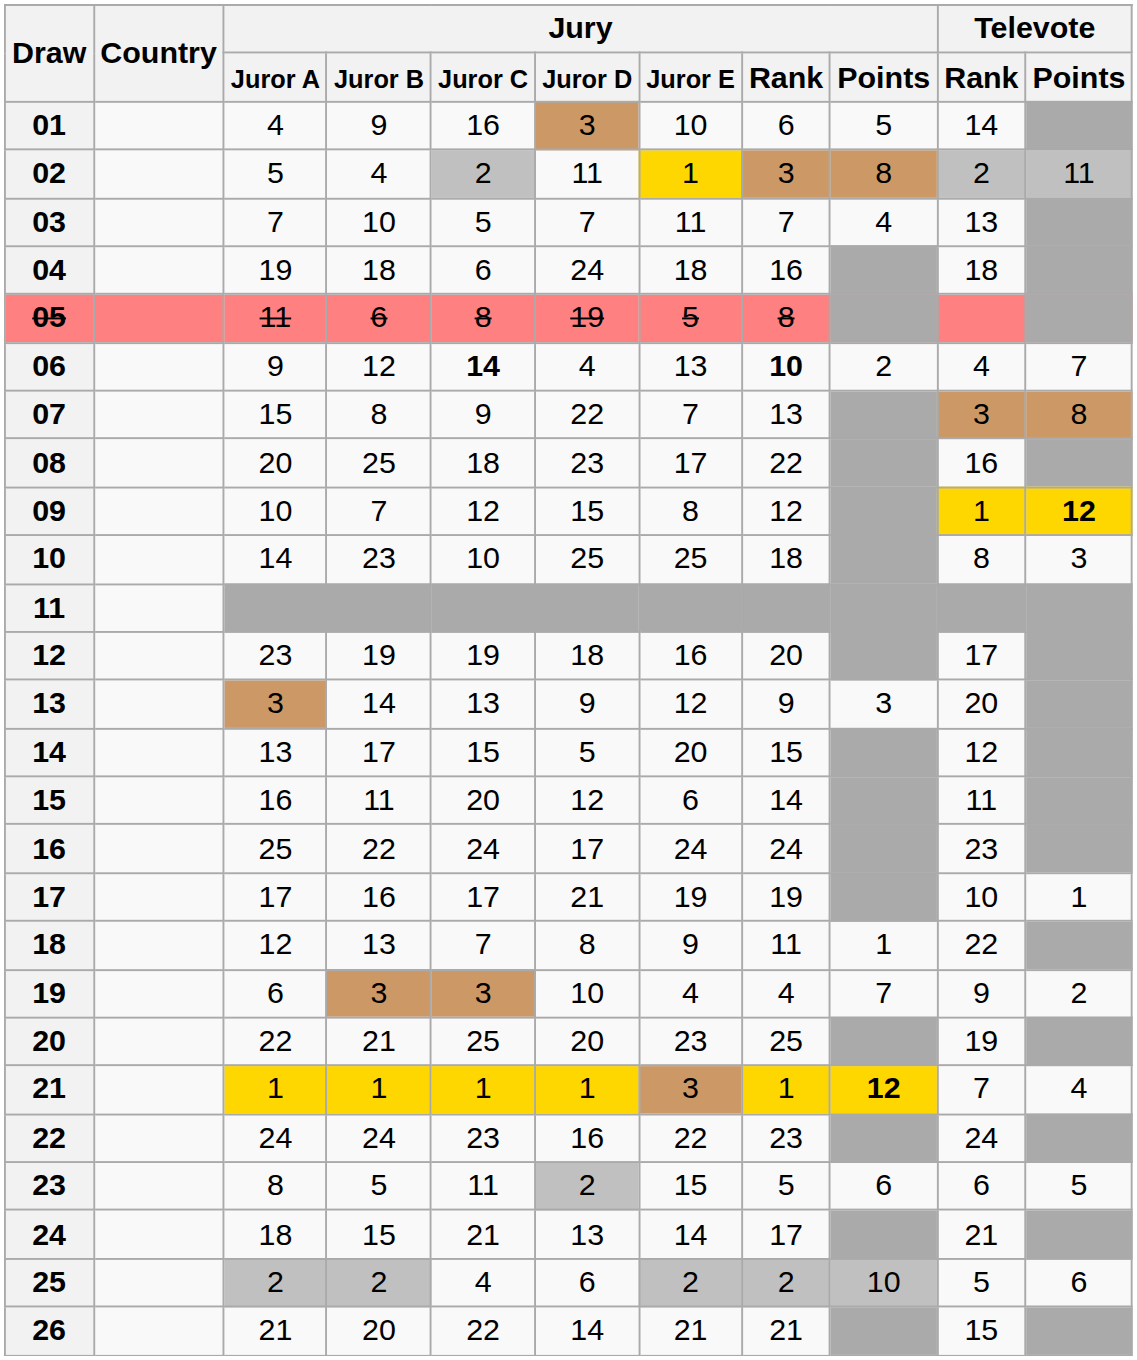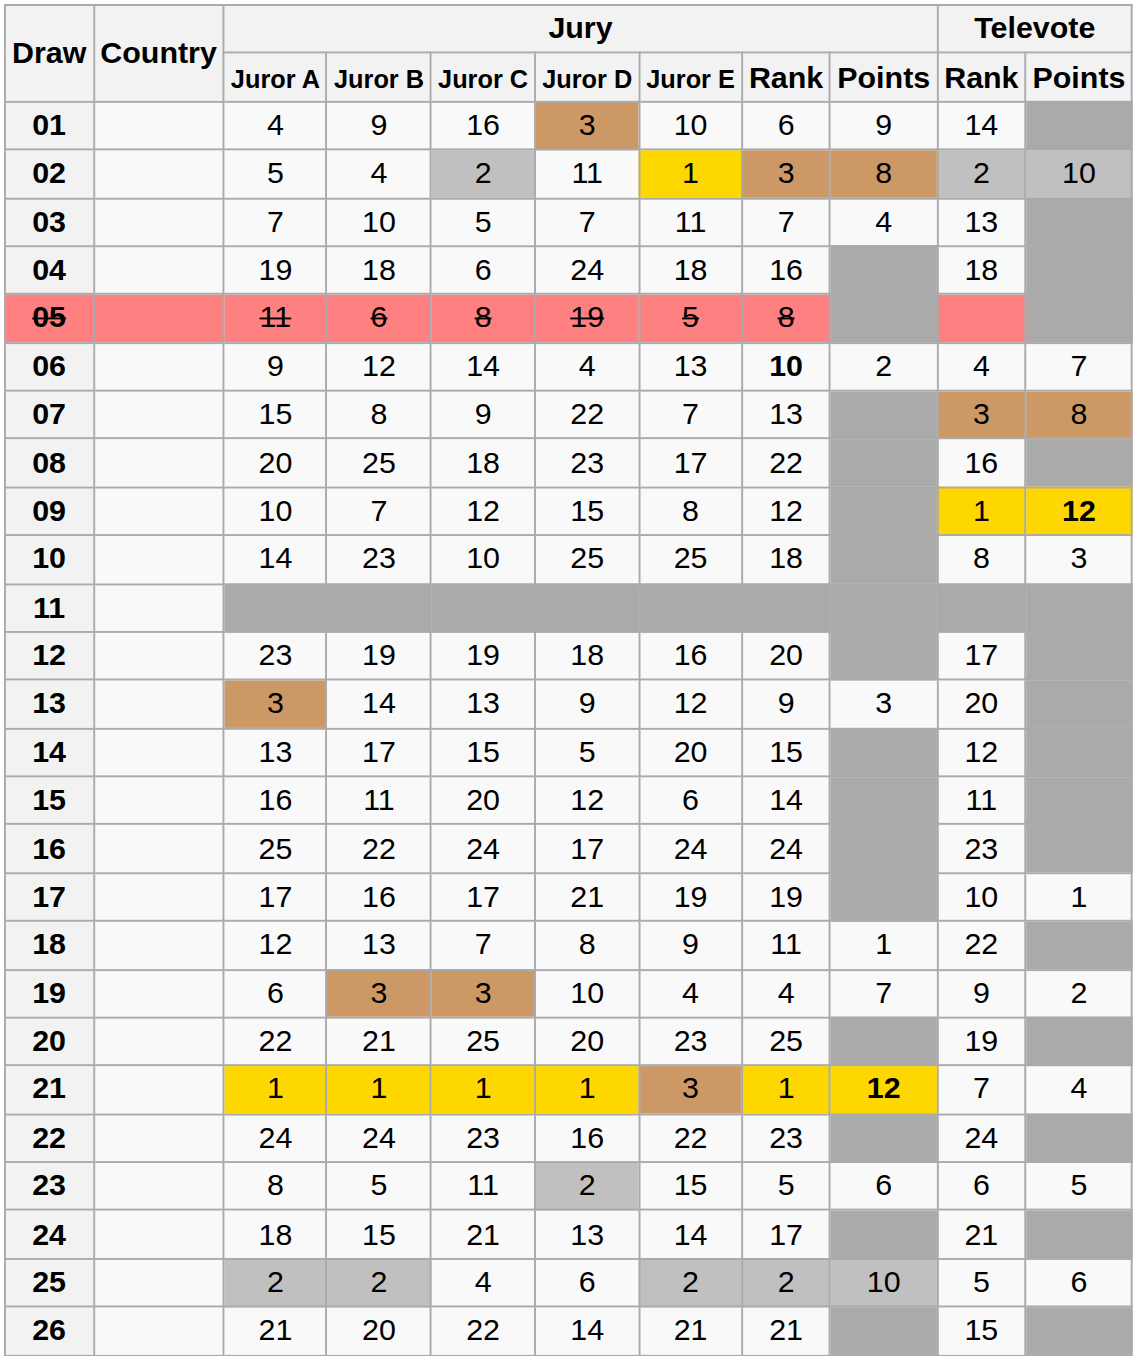(884, 125) 5 -> (884, 125) 9
(1079, 173) 11 -> (1079, 173) 10
(483, 366) bold -> (483, 366) normal
